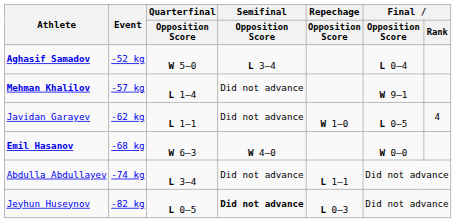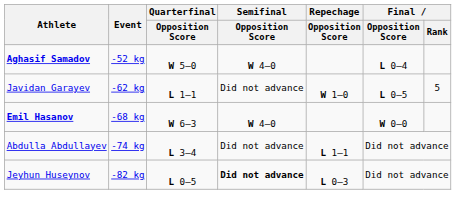(262, 66) L 3–4 -> (262, 66) W 4–0
- row: (48, 88)
(437, 117) 4 -> (437, 88) 5
